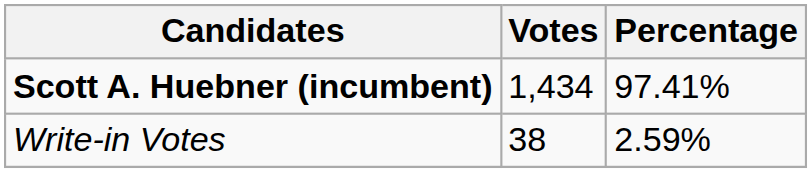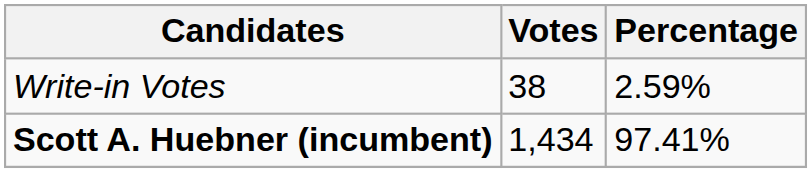rows swapped: (253, 85) <-> (119, 139)
